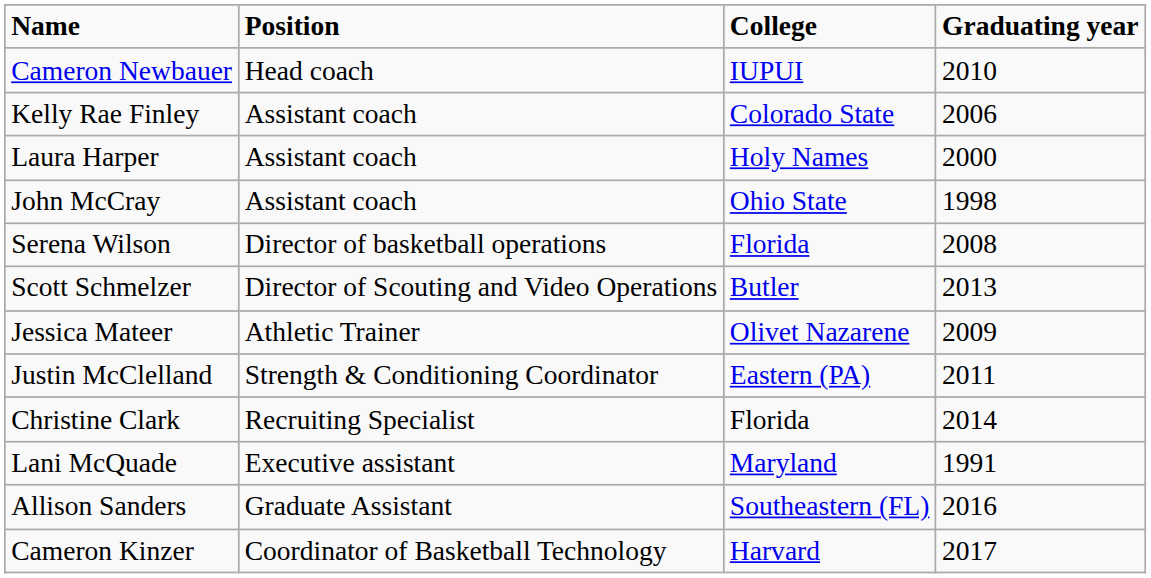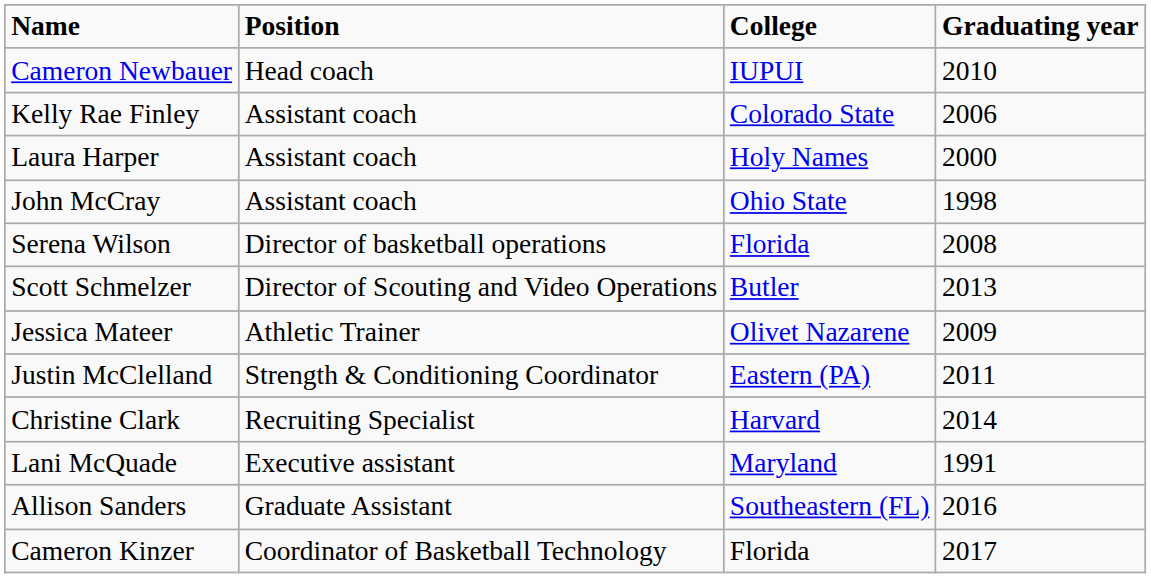(770, 419) Florida -> (775, 419) Harvard
(775, 550) Harvard -> (770, 550) Florida
